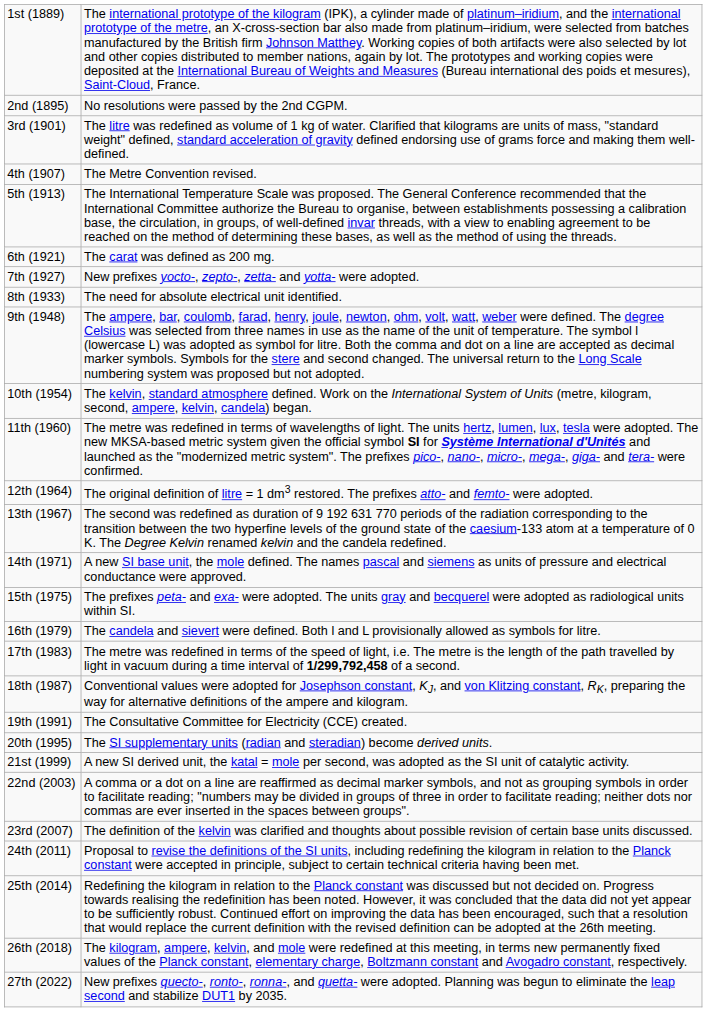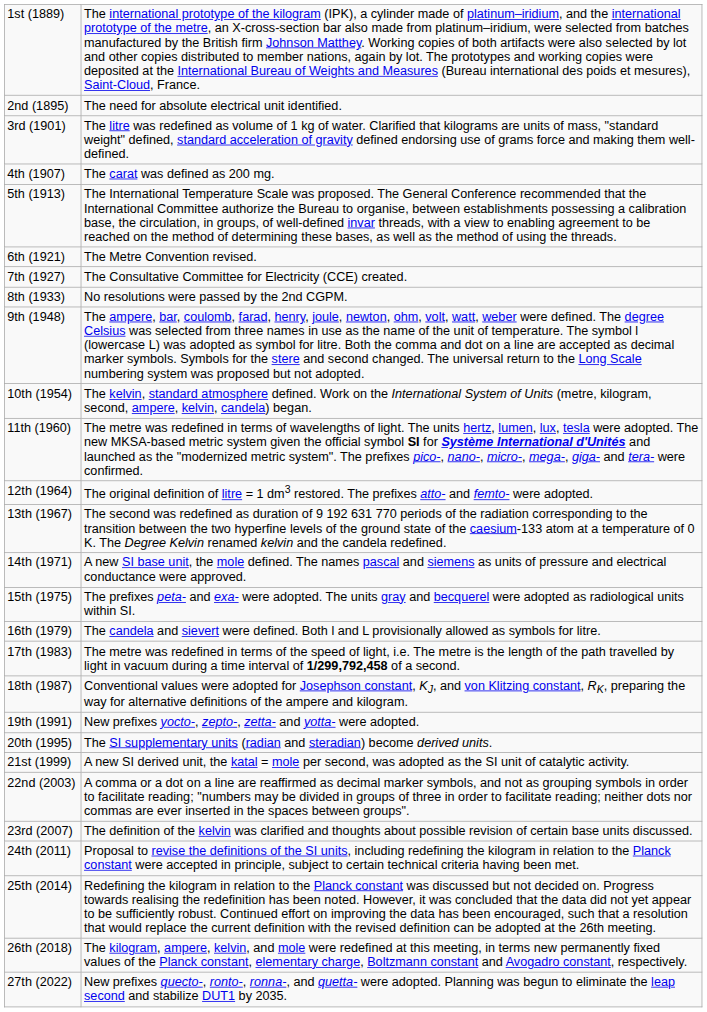(216, 105) No resolutions were passed by the 2nd CGPM. -> (213, 105) The need for absolute electrical unit identified.
(170, 174) The Metre Convention revised. -> (179, 174) The carat was defined as 200 mg.
(179, 256) The carat was defined as 200 mg. -> (170, 256) The Metre Convention revised.
(252, 277) New prefixes yocto-, zepto-, zetta- and yotta- were adopted. -> (246, 277) The Consultative Committee for Electricity (CCE) created.
(213, 297) The need for absolute electrical unit identified. -> (216, 297) No resolutions were passed by the 2nd CGPM.
(246, 722) The Consultative Committee for Electricity (CCE) created. -> (252, 722) New prefixes yocto-, zepto-, zetta- and yotta- were adopted.
